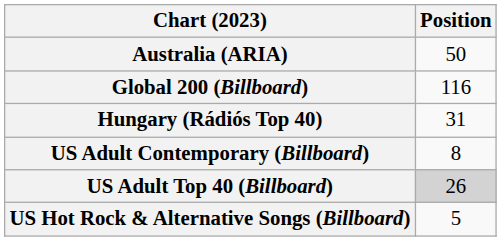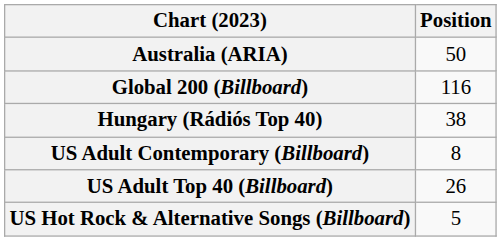(456, 119) 31 -> (456, 119) 38
(456, 185) lightgrey background -> (456, 185) no background
